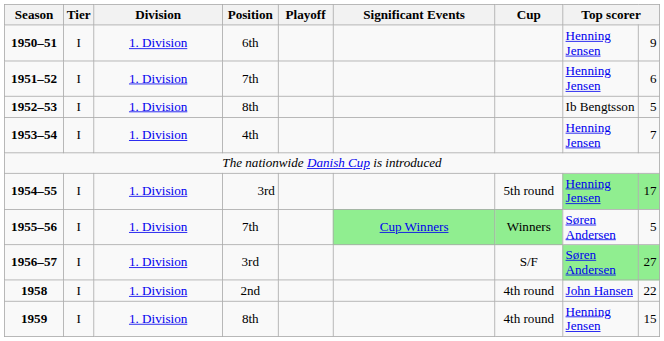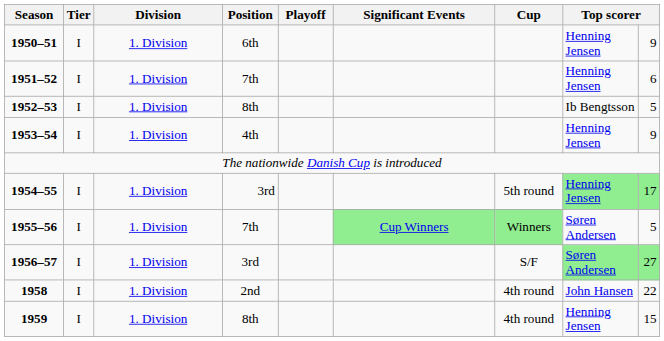(653, 135) 7 -> (653, 135) 9
